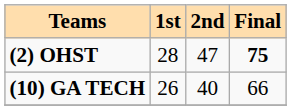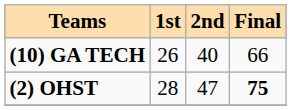rows swapped: (77, 88) <-> (54, 54)
